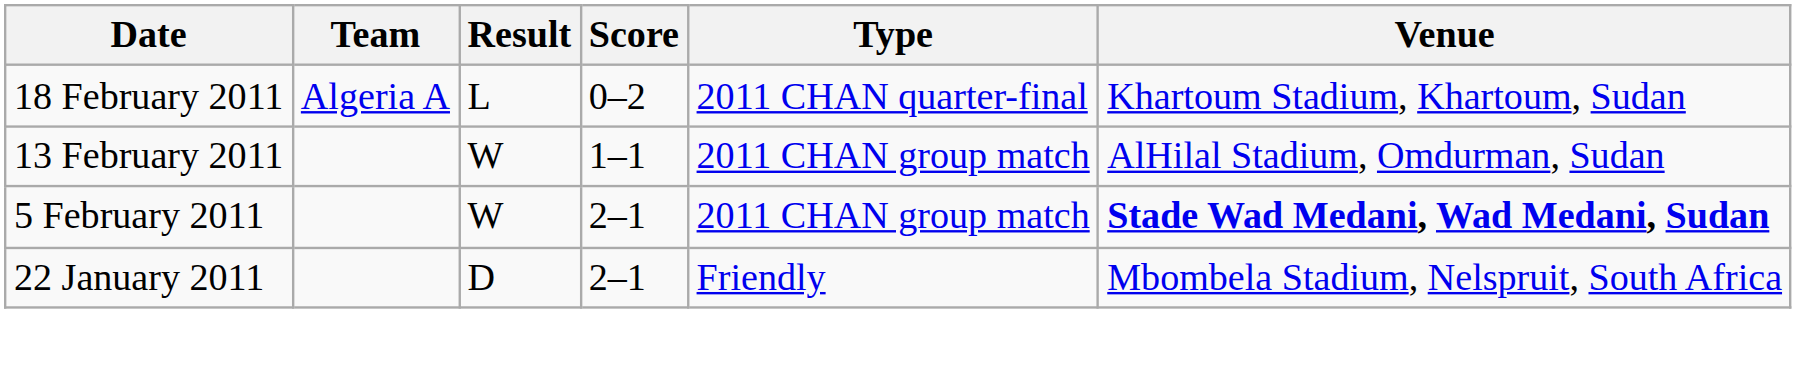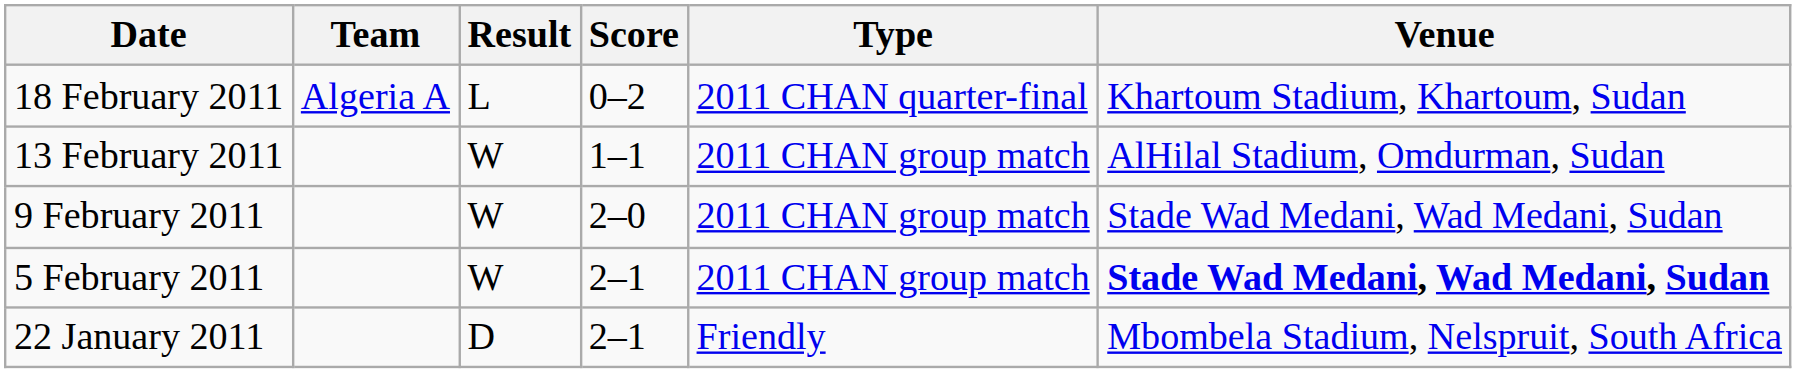+ row: (139, 215)
